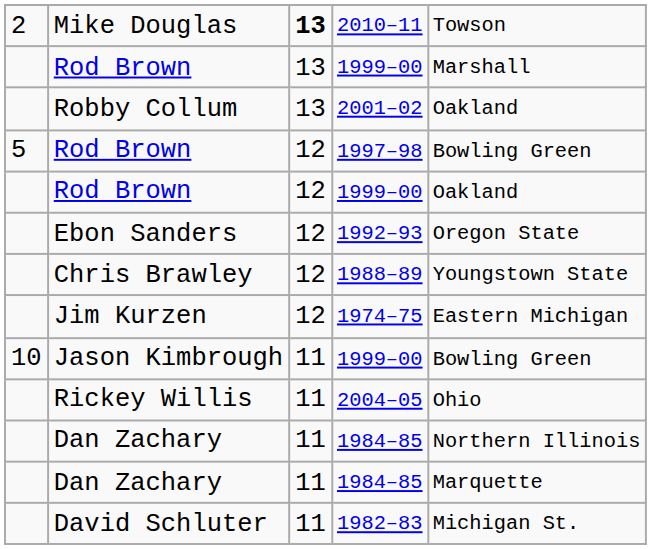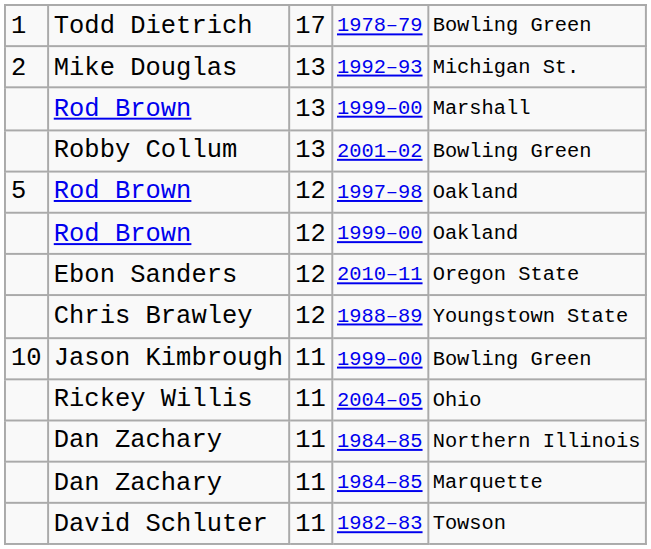+ row: (19, 26)
(311, 26) bold -> (311, 67) normal
(380, 26) 2010–11 -> (380, 67) 1992–93
(469, 26) Towson -> (506, 67) Michigan St.
(475, 109) Oakland -> (512, 150) Bowling Green
(512, 150) Bowling Green -> (475, 192) Oakland
(380, 233) 1992–93 -> (380, 275) 2010–11
- row: (26, 316)
(506, 524) Michigan St. -> (469, 524) Towson
